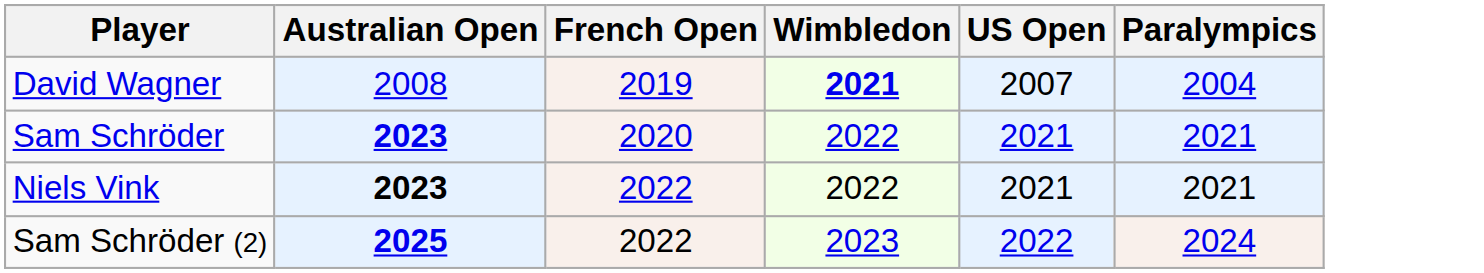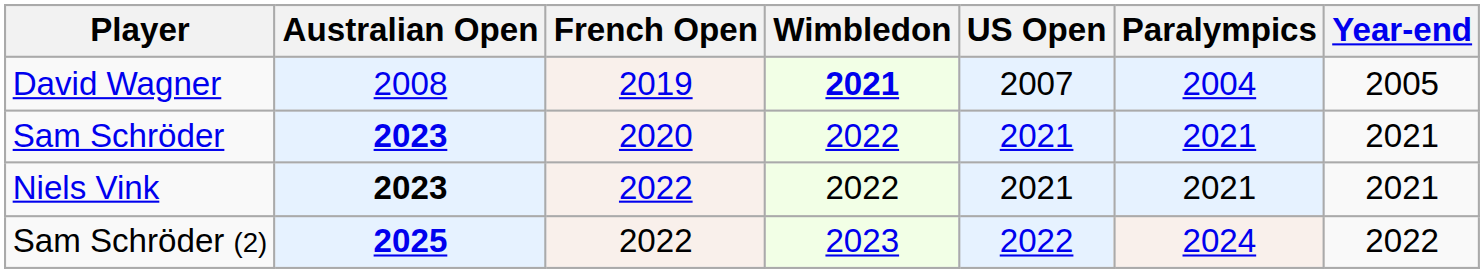+ column: (1402, 30)
